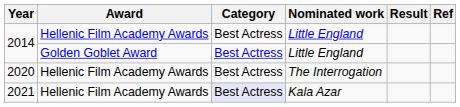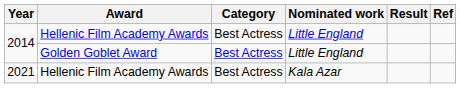- row: (21, 72)
(248, 92) lavender background -> (248, 72) no background
